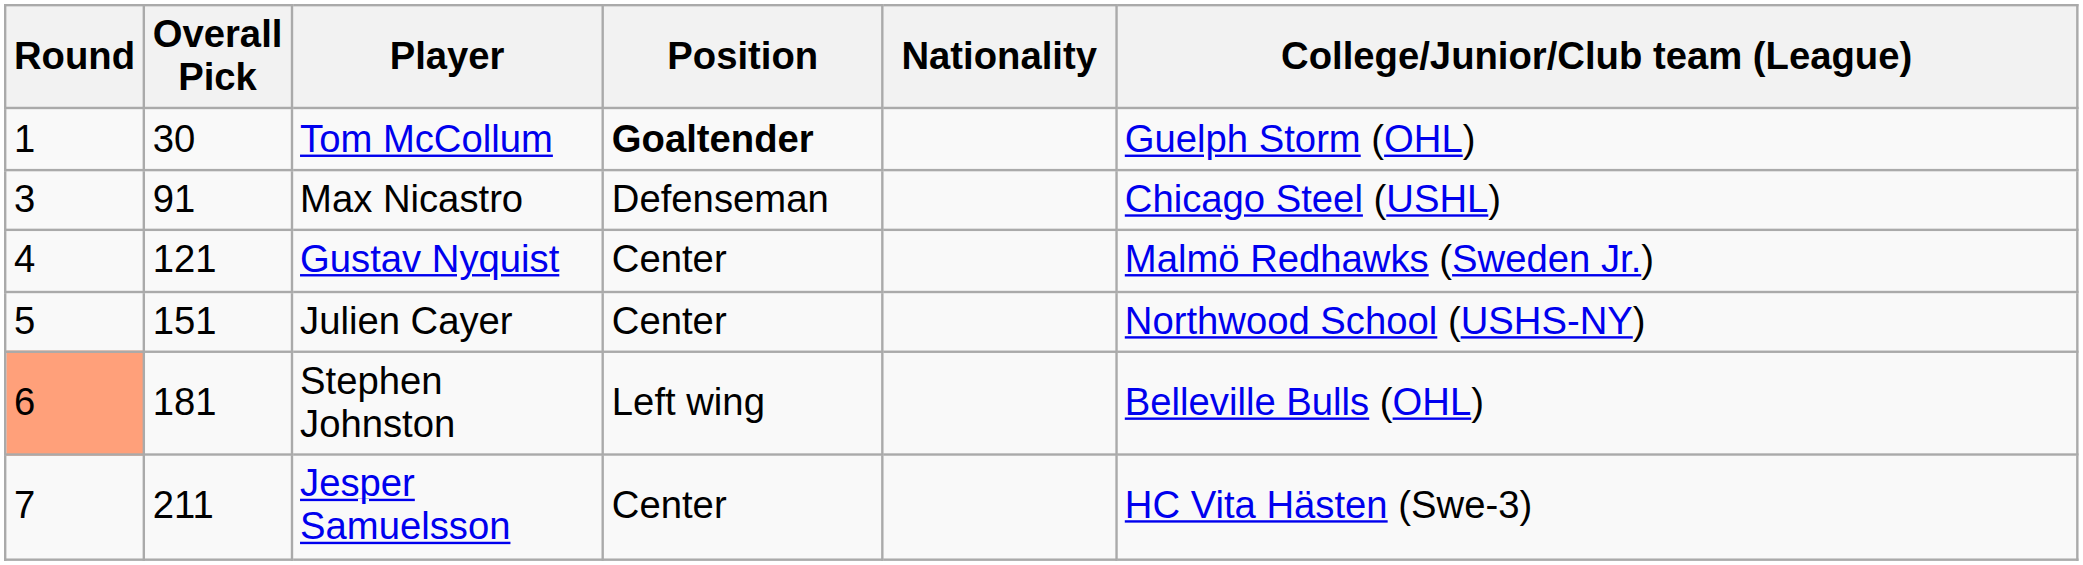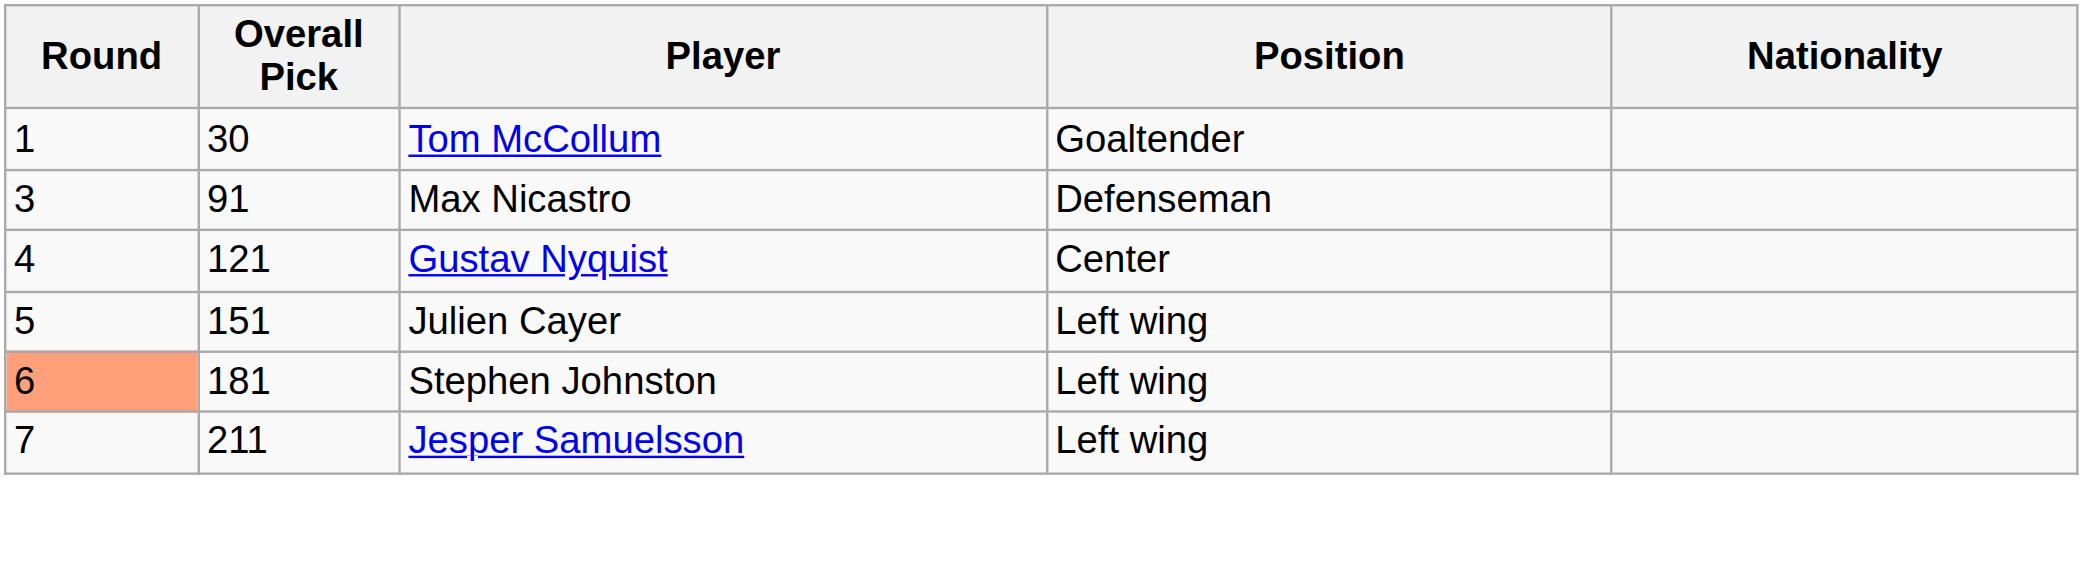- column: (1597, 56)
(713, 138) bold -> (1150, 138) normal
(669, 320) Center -> (1132, 320) Left wing
(669, 506) Center -> (1132, 441) Left wing
